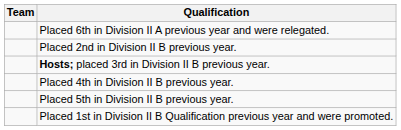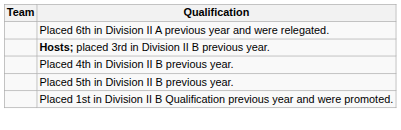- row: (138, 47)
